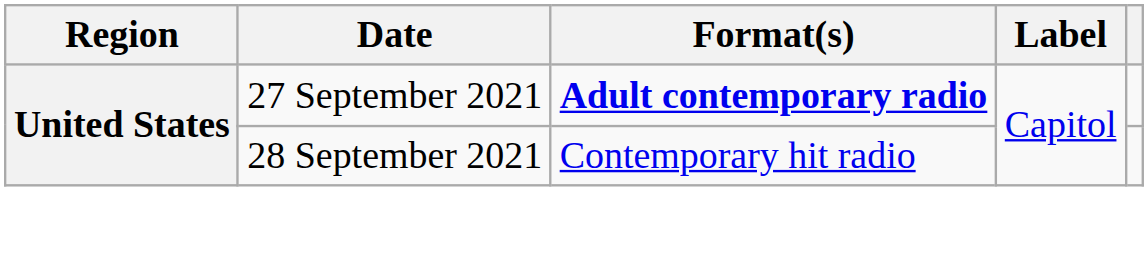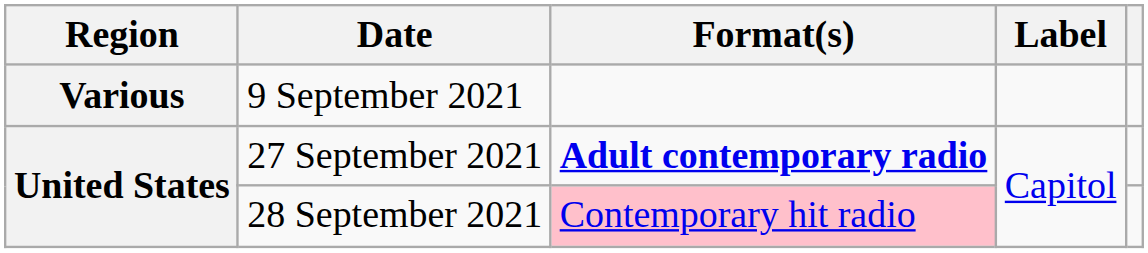+ row: (385, 94)
(738, 154) no background -> (738, 214) pink background
